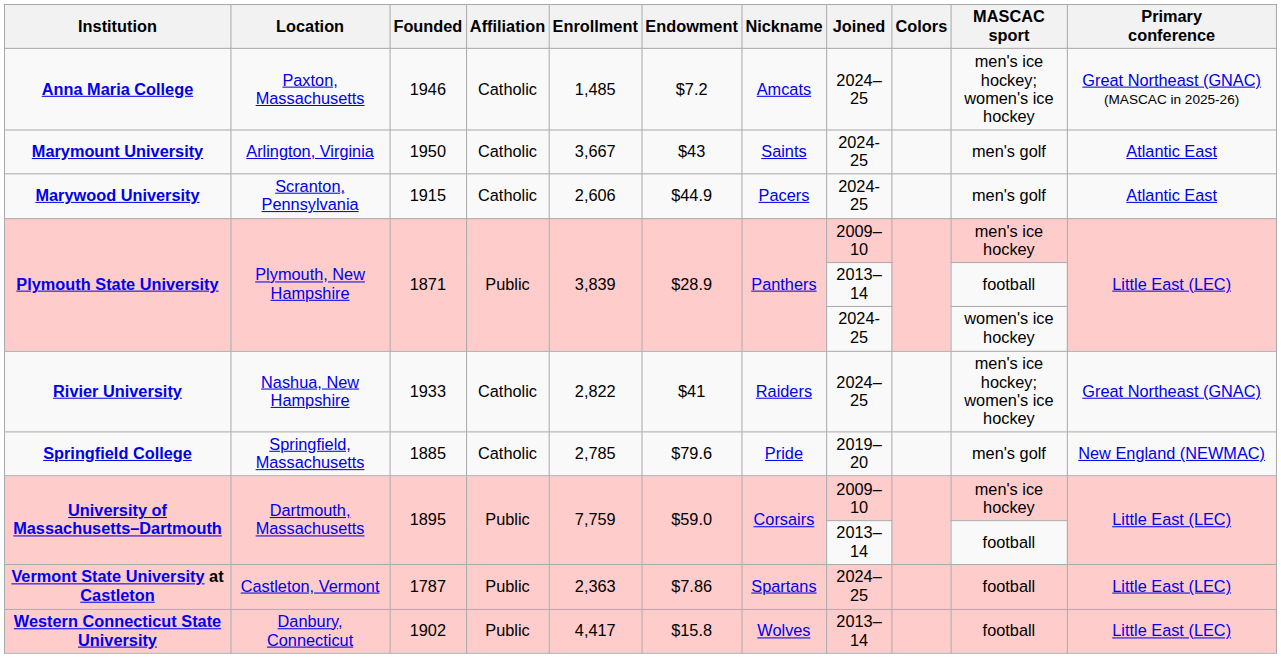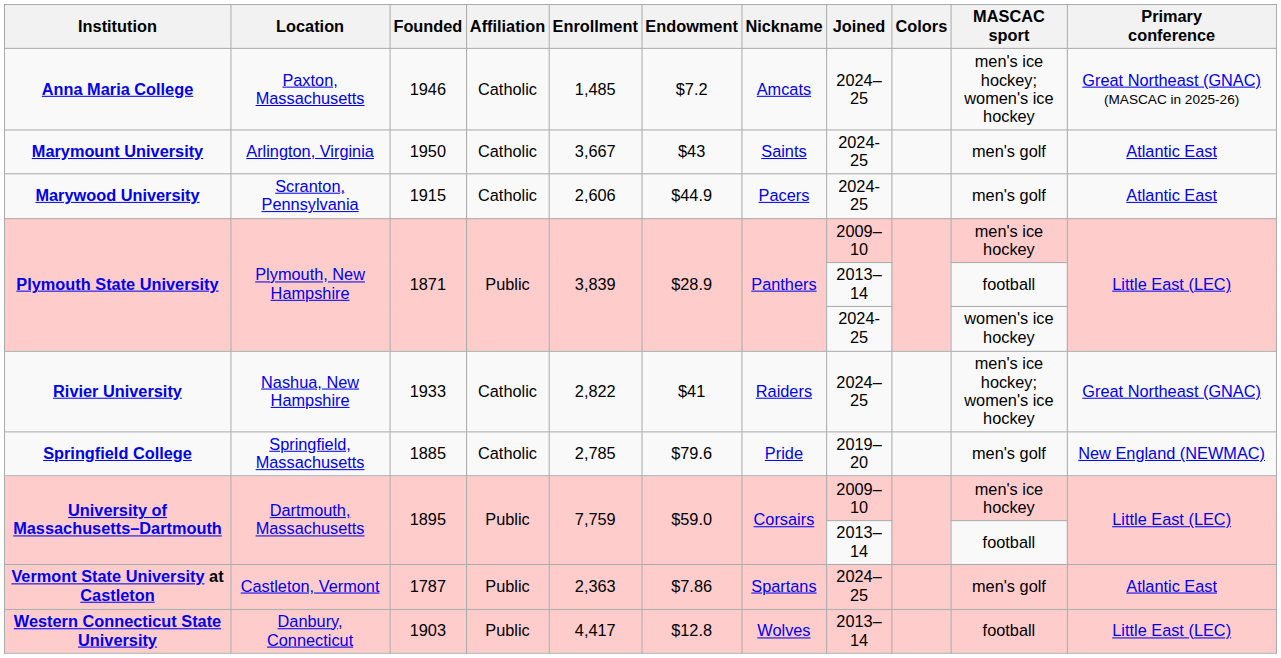(1009, 586) football -> (1009, 586) men's golf
(1172, 586) Little East (LEC) -> (1172, 586) Atlantic East
(428, 630) 1902 -> (428, 630) 1903
(692, 630) $15.8 -> (692, 630) $12.8
